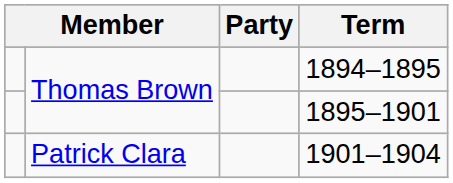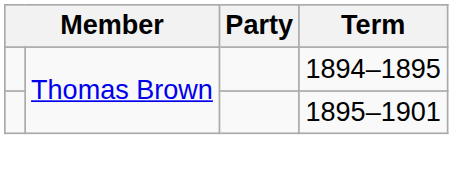- row: (373, 154)
